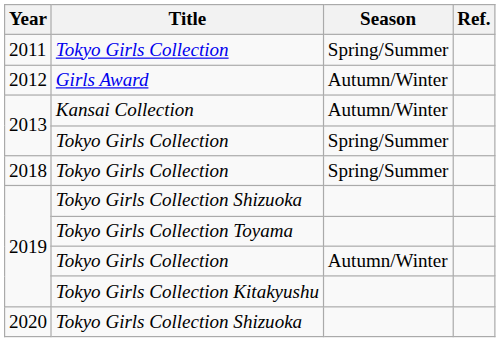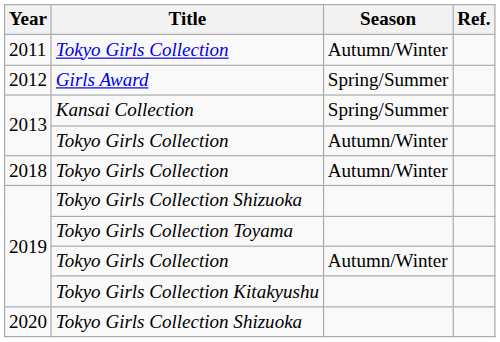(388, 49) Spring/Summer -> (388, 49) Autumn/Winter
(388, 79) Autumn/Winter -> (388, 79) Spring/Summer
(388, 110) Autumn/Winter -> (388, 110) Spring/Summer
(388, 140) Spring/Summer -> (388, 140) Autumn/Winter
(388, 170) Spring/Summer -> (388, 170) Autumn/Winter
